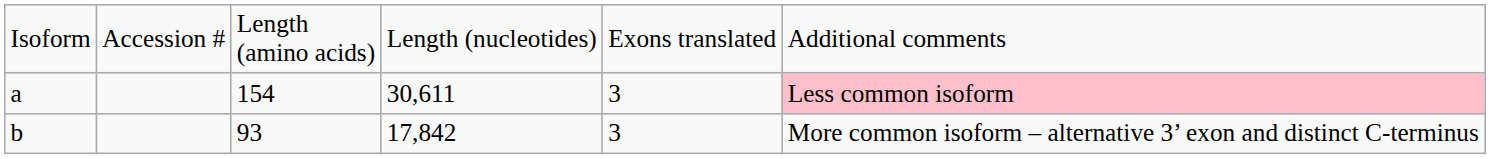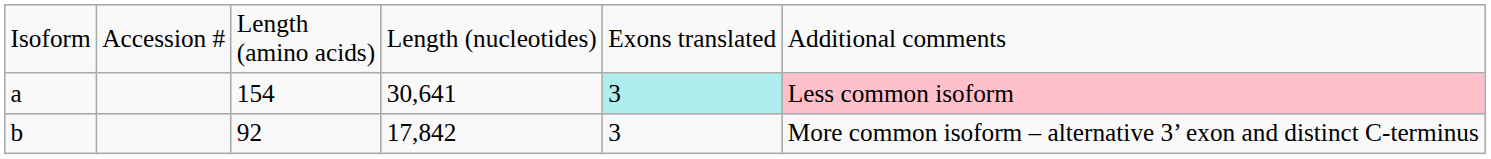(421, 93) 30,611 -> (422, 93) 30,641
(615, 93) no background -> (615, 93) paleturquoise background
(249, 133) 93 -> (249, 133) 92
